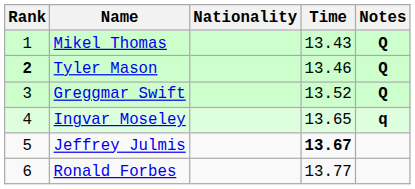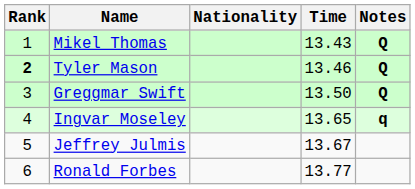(328, 94) 13.52 -> (328, 94) 13.50
(328, 146) bold -> (328, 146) normal
